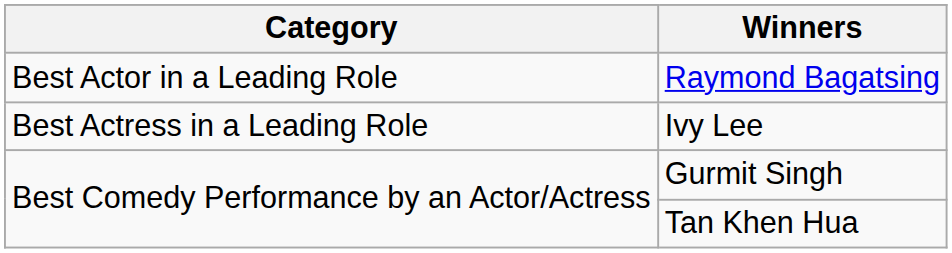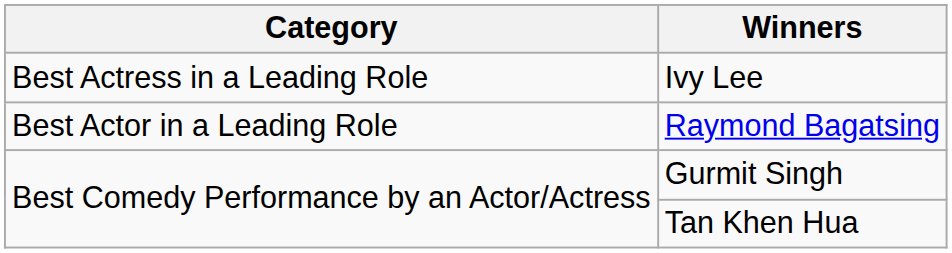rows swapped: (802, 77) <-> (714, 125)
